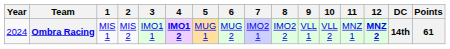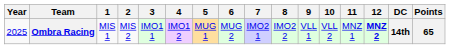(17, 31) 2024 -> (17, 31) 2025
(179, 31) bold -> (179, 31) normal
(428, 31) 61 -> (428, 31) 65
